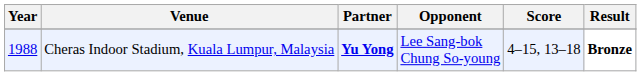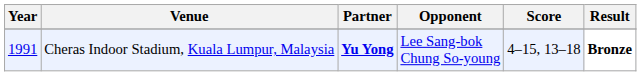(23, 49) 1988 -> (23, 49) 1991
